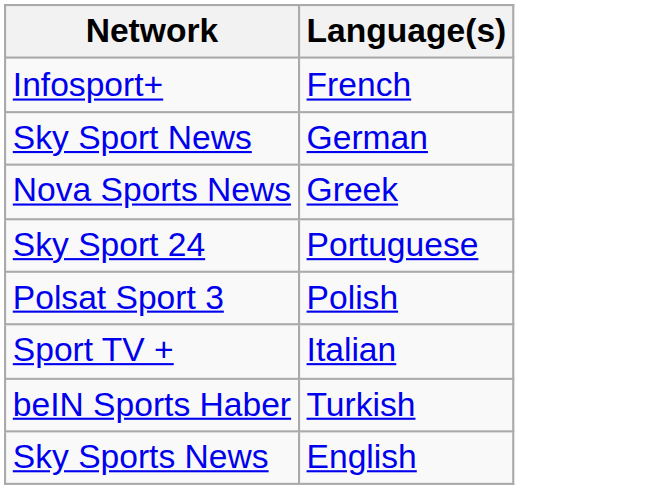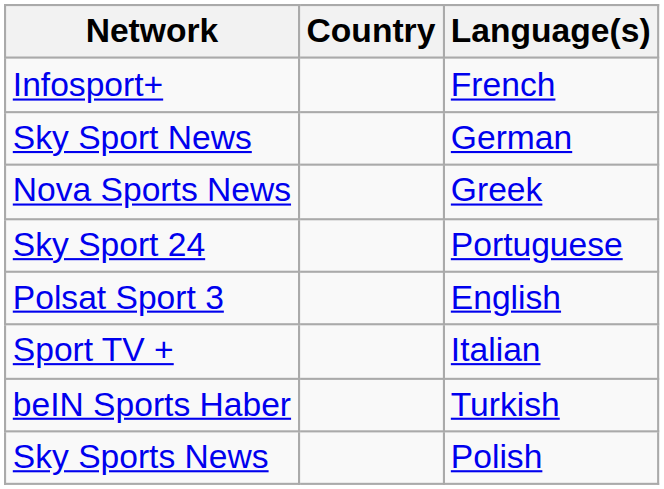+ column: (371, 31)
(352, 297) Polish -> (506, 297) English
(362, 457) English -> (497, 457) Polish
